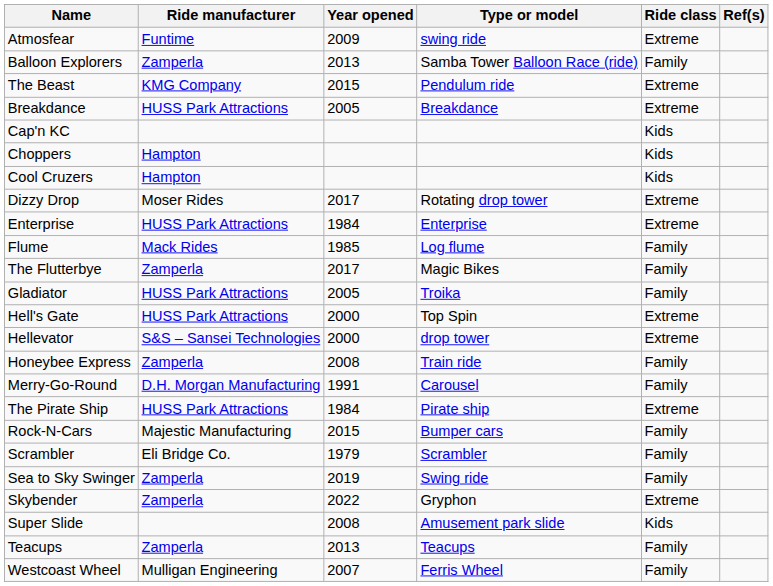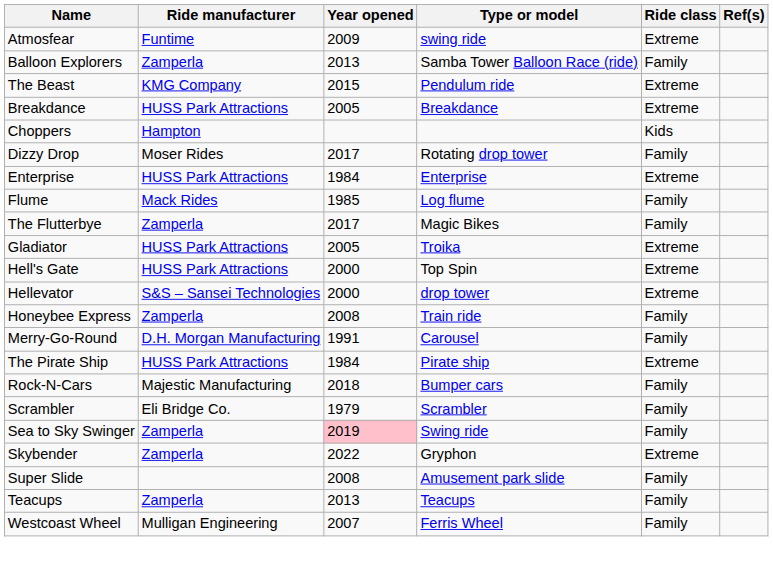- row: (39, 131)
- row: (50, 177)
(672, 200) Extreme -> (666, 154) Family
(666, 293) Family -> (672, 246) Extreme
(343, 431) 2015 -> (343, 385) 2018
(343, 477) no background -> (343, 431) pink background
(659, 524) Kids -> (666, 477) Family
